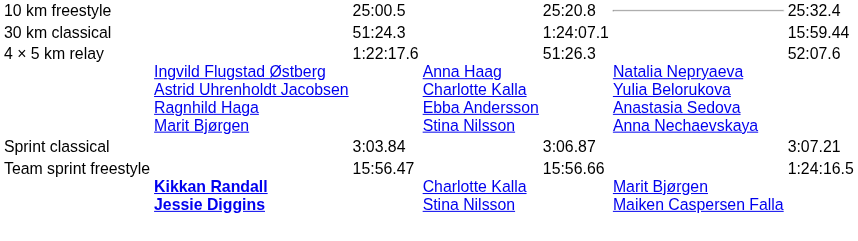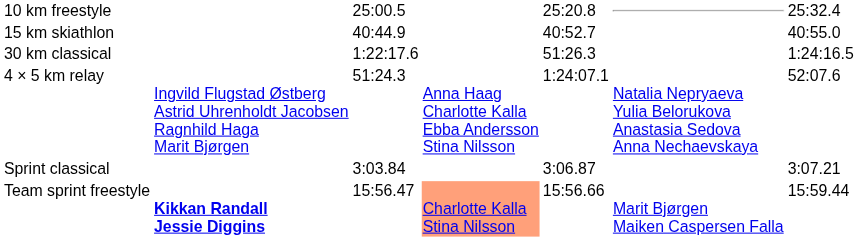+ row: (59, 32)
(379, 32) 51:24.3 -> (386, 54) 1:22:17.6
(576, 32) 1:24:07.1 -> (569, 54) 51:26.3
(818, 32) 15:59.44 -> (821, 54) 1:24:16.5
(386, 54) 1:22:17.6 -> (379, 76) 51:24.3
(569, 54) 51:26.3 -> (576, 76) 1:24:07.1
(475, 196) no background -> (475, 217) lightsalmon background
(821, 169) 1:24:16.5 -> (818, 191) 15:59.44
